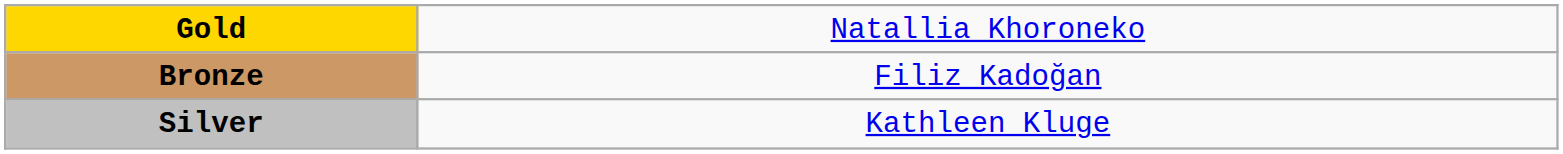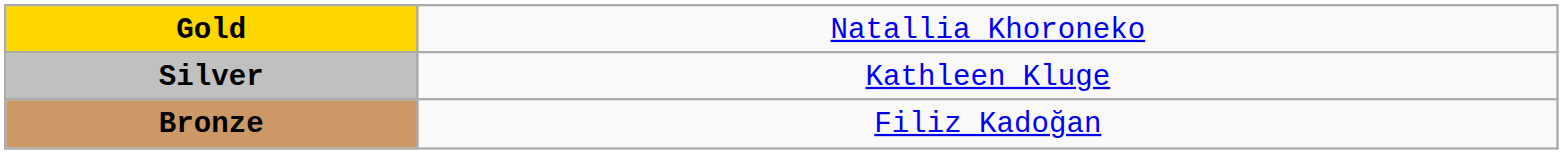rows swapped: (211, 124) <-> (211, 76)
